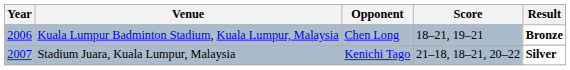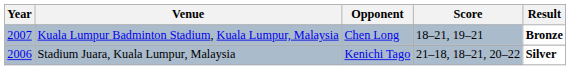(20, 35) 2006 -> (20, 35) 2007
(20, 55) 2007 -> (20, 55) 2006
